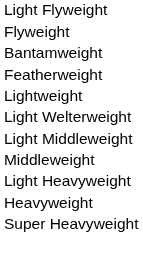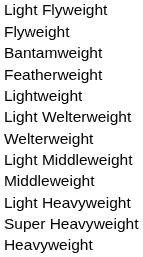+ row: (49, 138)
rows swapped: (48, 202) <-> (71, 224)
